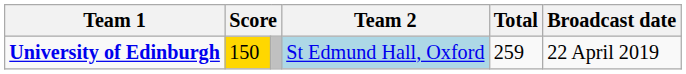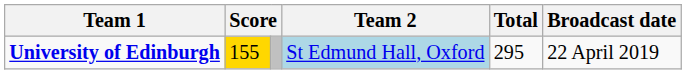(244, 52) 150 -> (244, 52) 155
(509, 52) 259 -> (509, 52) 295
